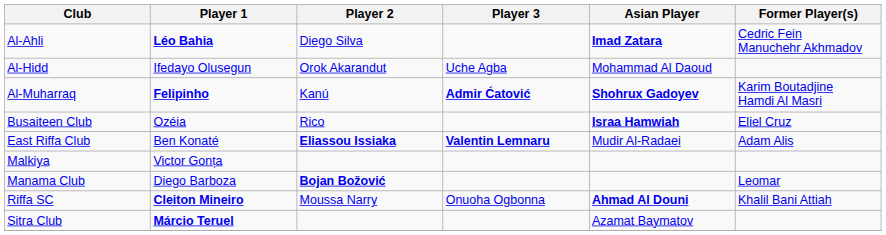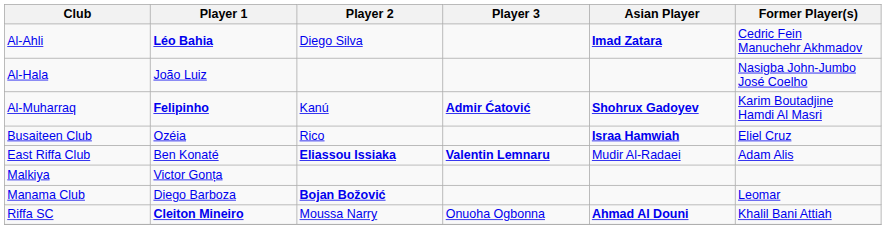+ row: (28, 75)
- row: (28, 68)
- row: (35, 220)
